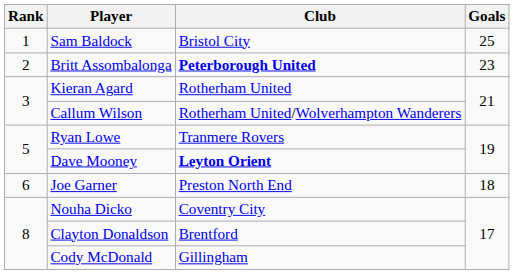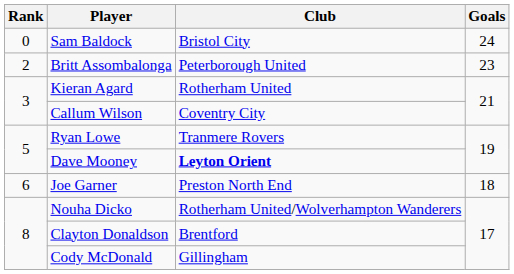(26, 40) 1 -> (26, 40) 0
(487, 40) 25 -> (487, 40) 24
(247, 64) bold -> (242, 64) normal
(320, 112) Rotherham United/Wolverhampton Wanderers -> (222, 112) Coventry City
(222, 209) Coventry City -> (320, 209) Rotherham United/Wolverhampton Wanderers
